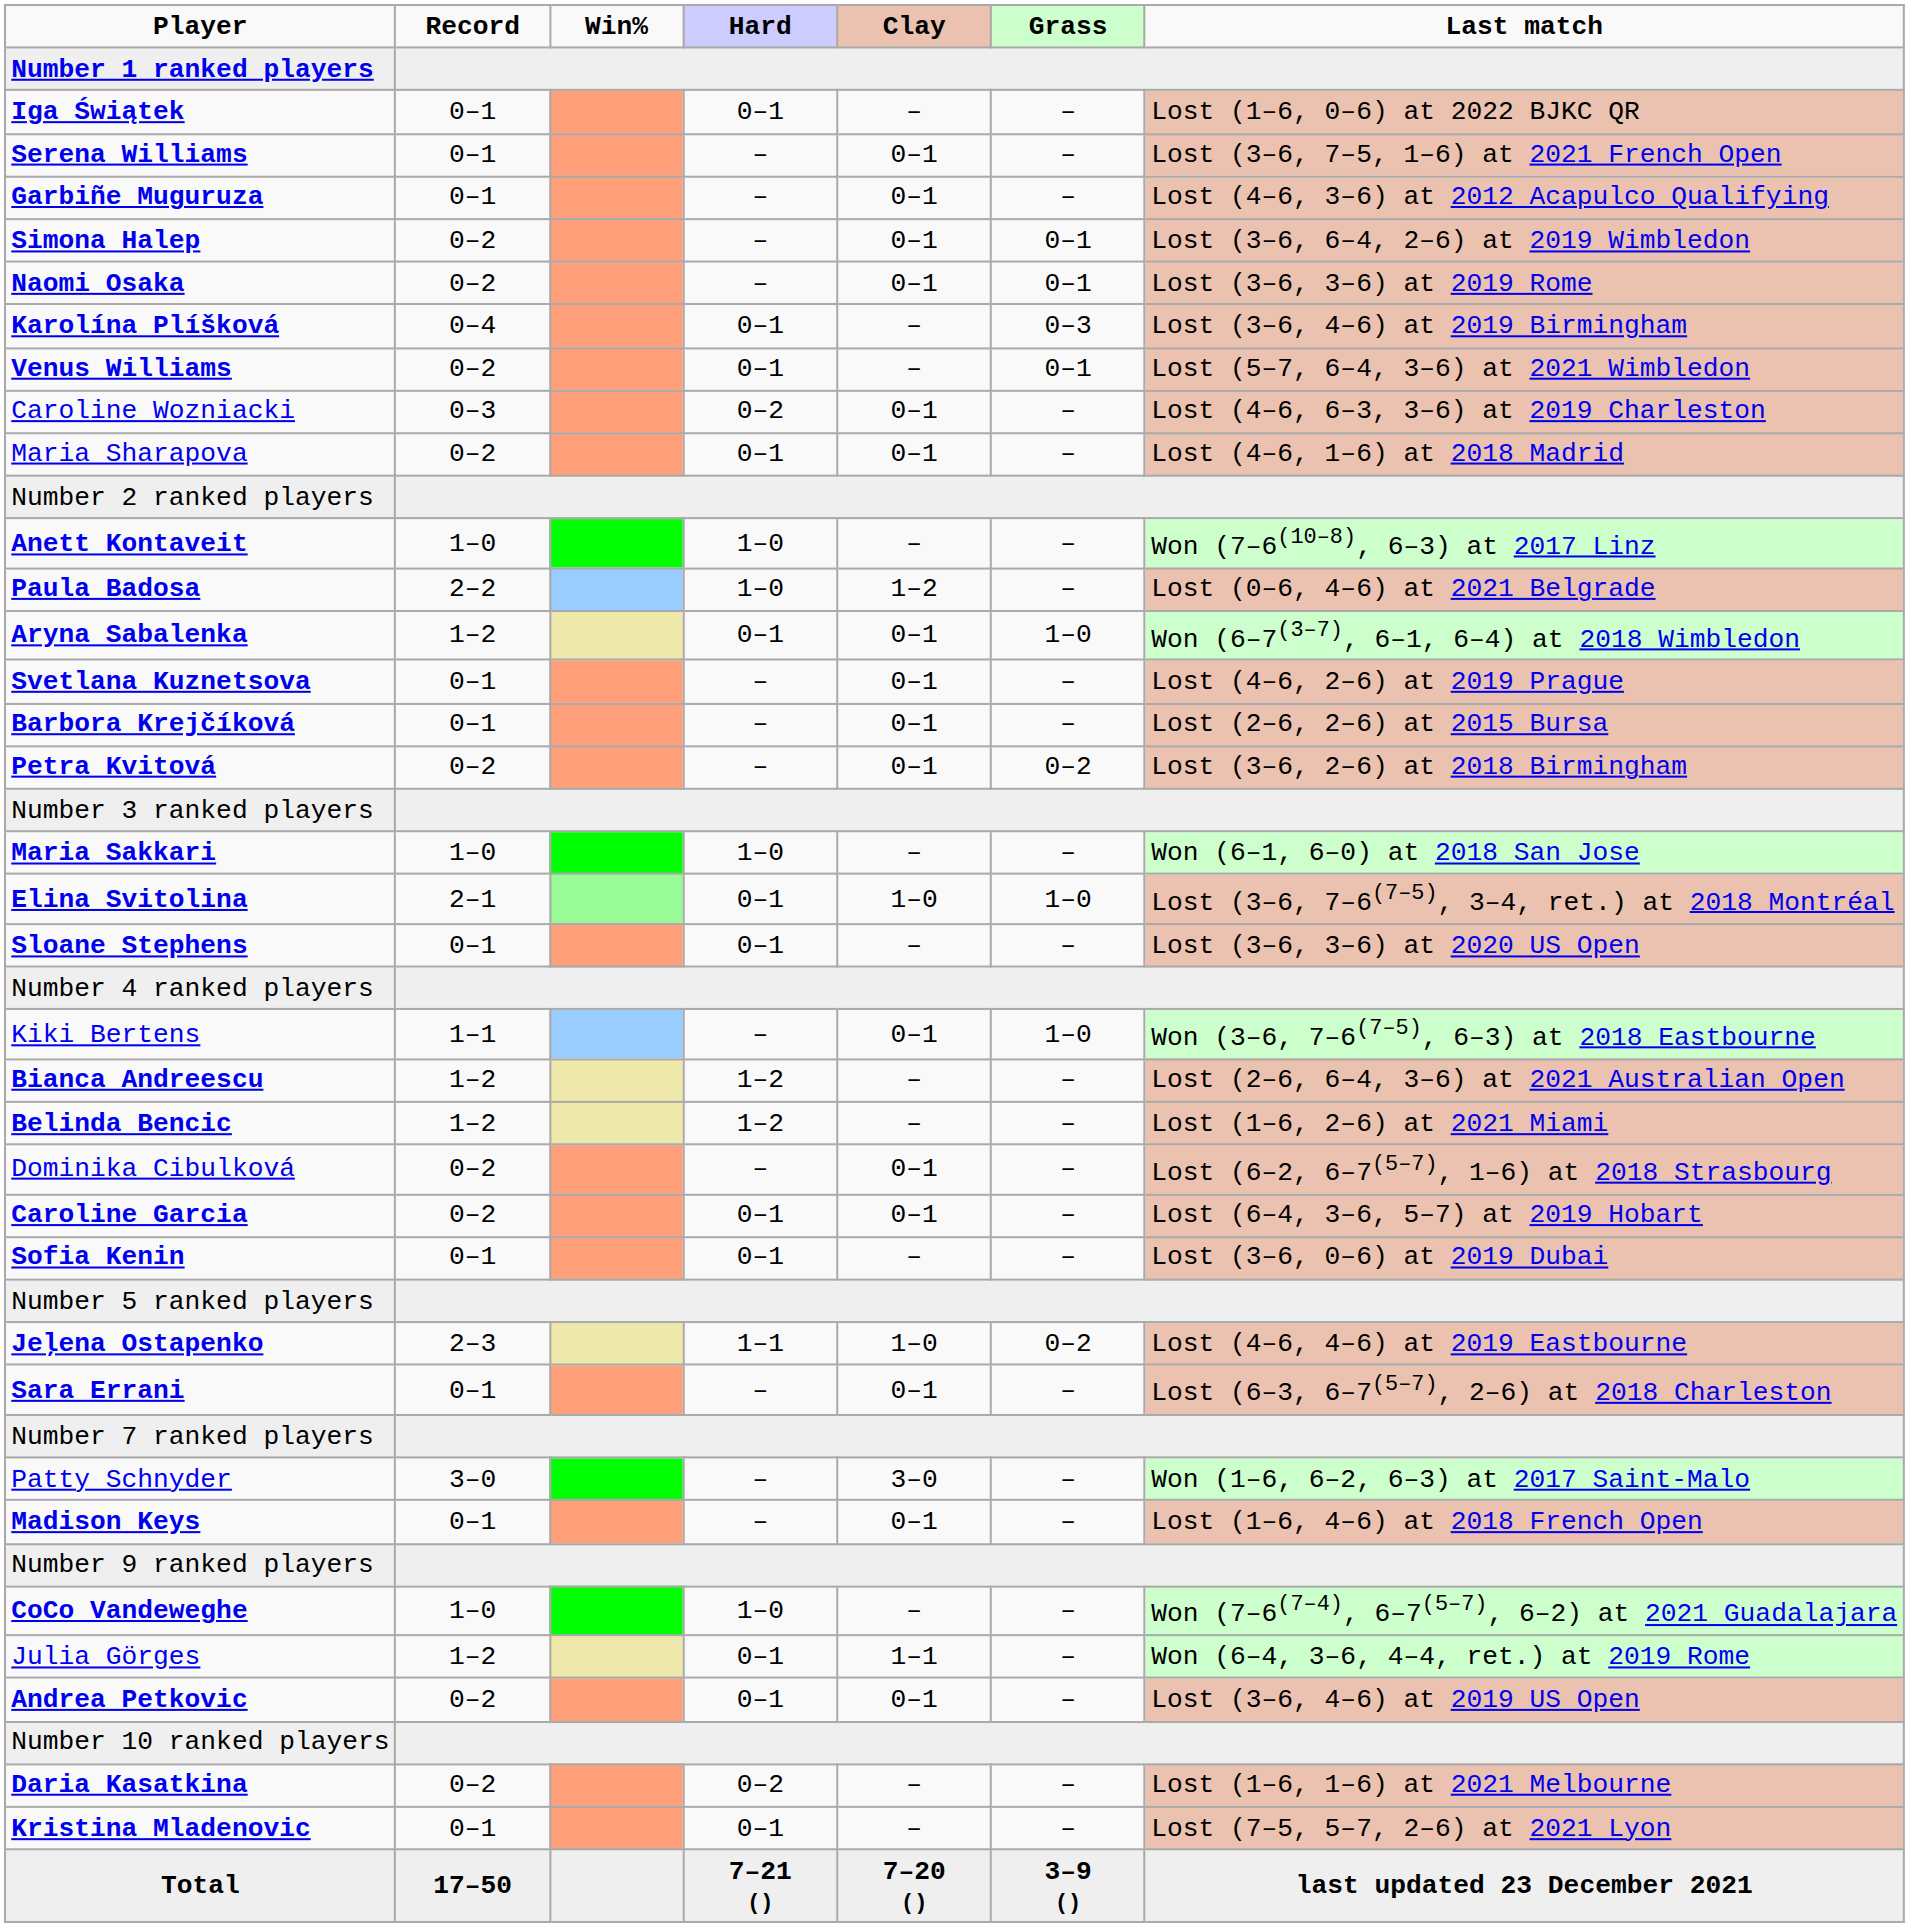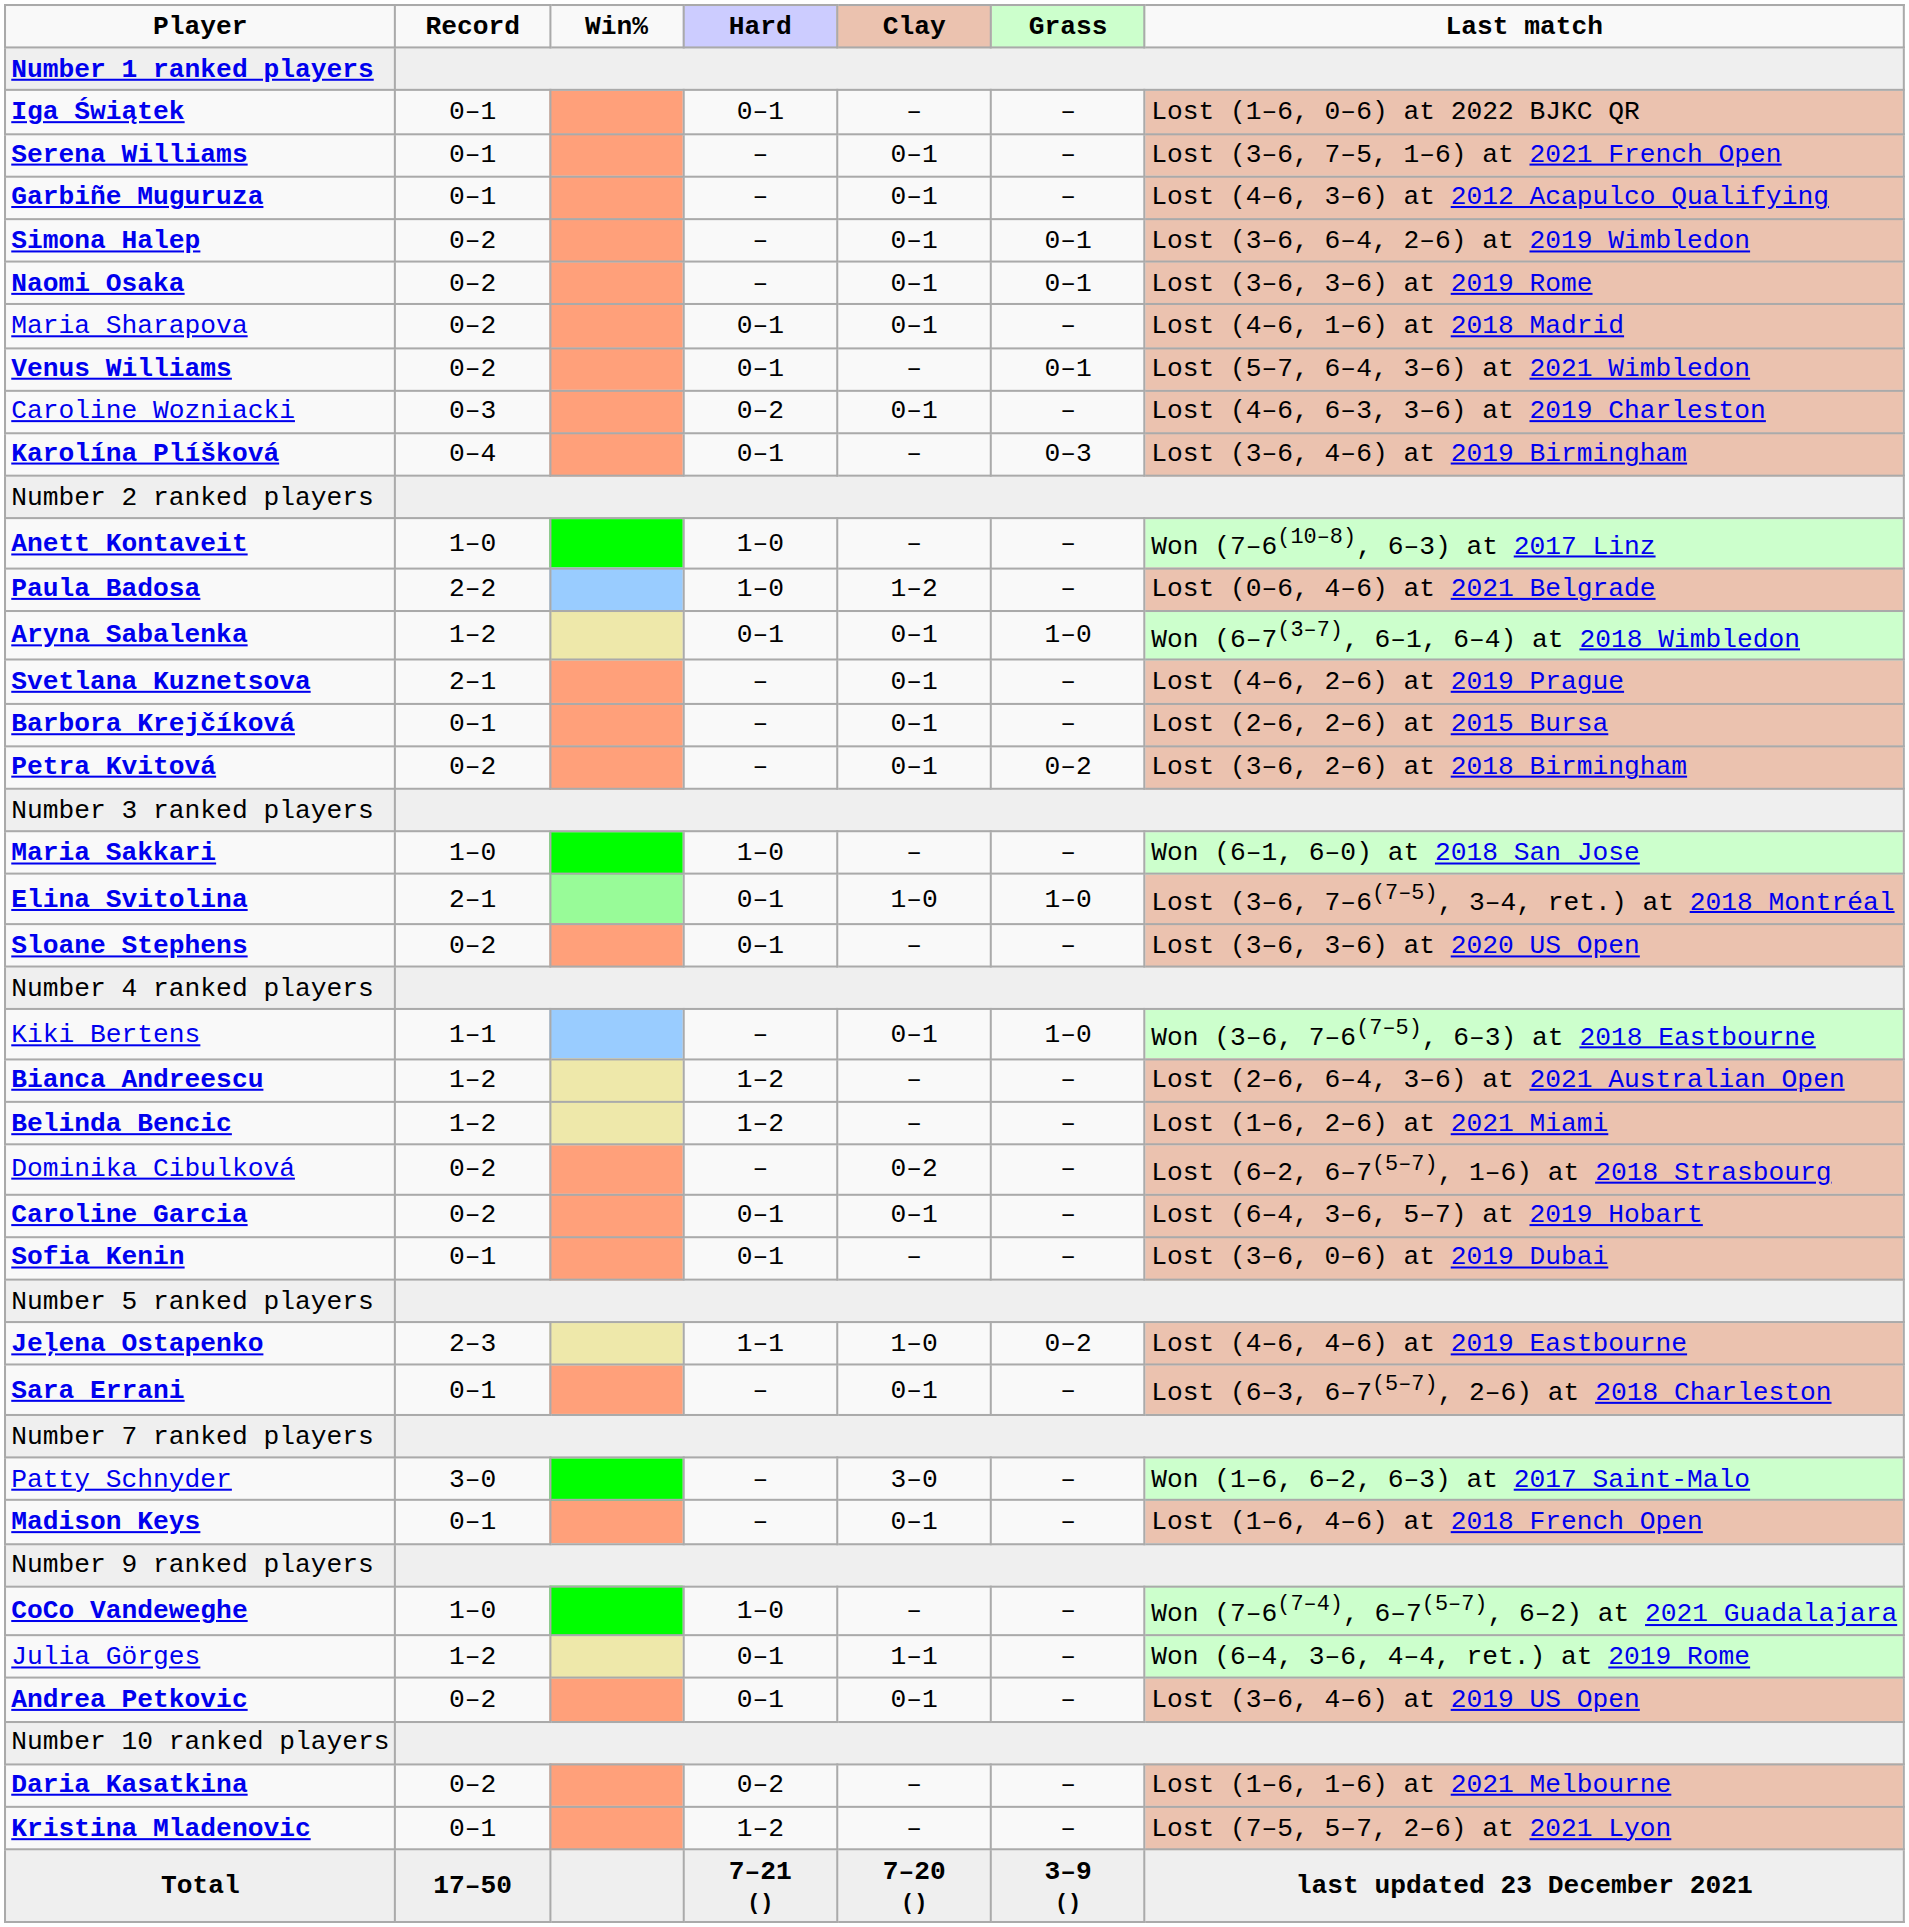rows swapped: (129, 454) <-> (145, 326)
(473, 682) 0–1 -> (473, 682) 2–1
(473, 945) 0–1 -> (473, 945) 0–2
(914, 1169) 0–1 -> (914, 1169) 0–2
(760, 1828) 0–1 -> (760, 1828) 1–2
